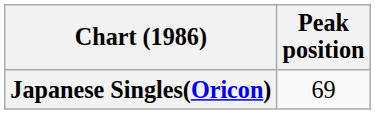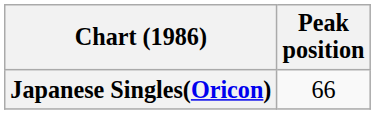(324, 89) 69 -> (324, 89) 66
